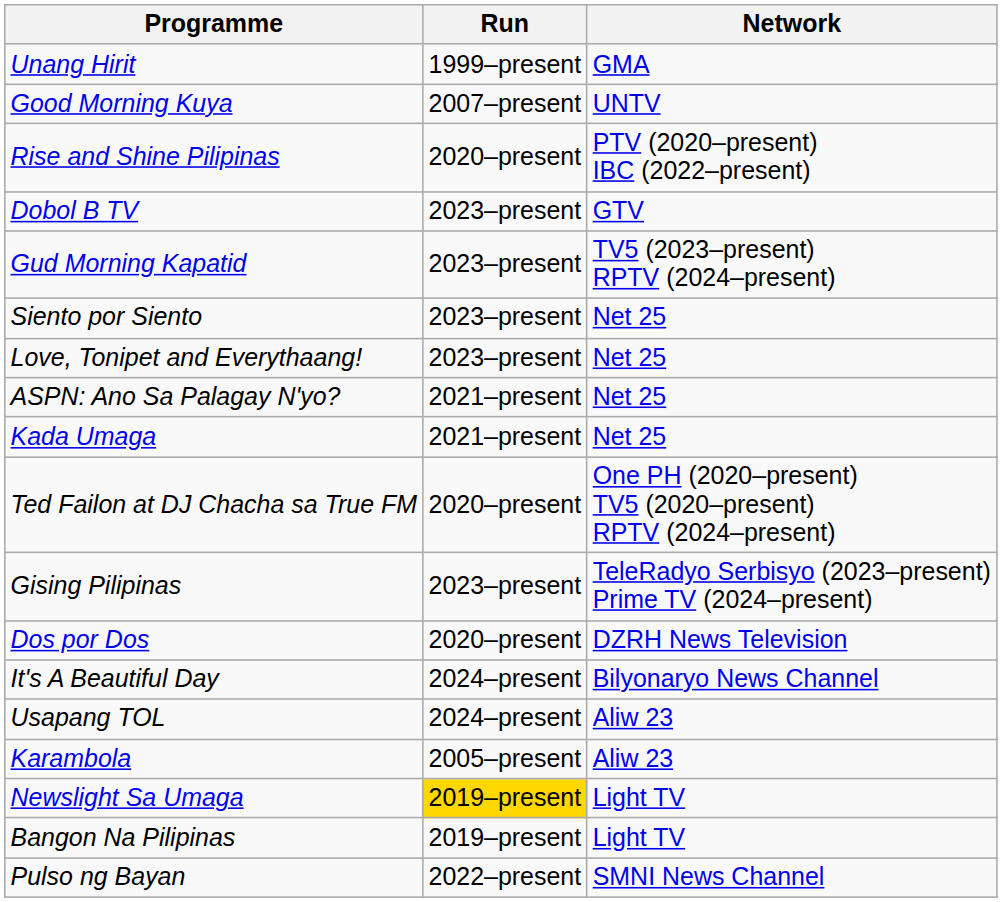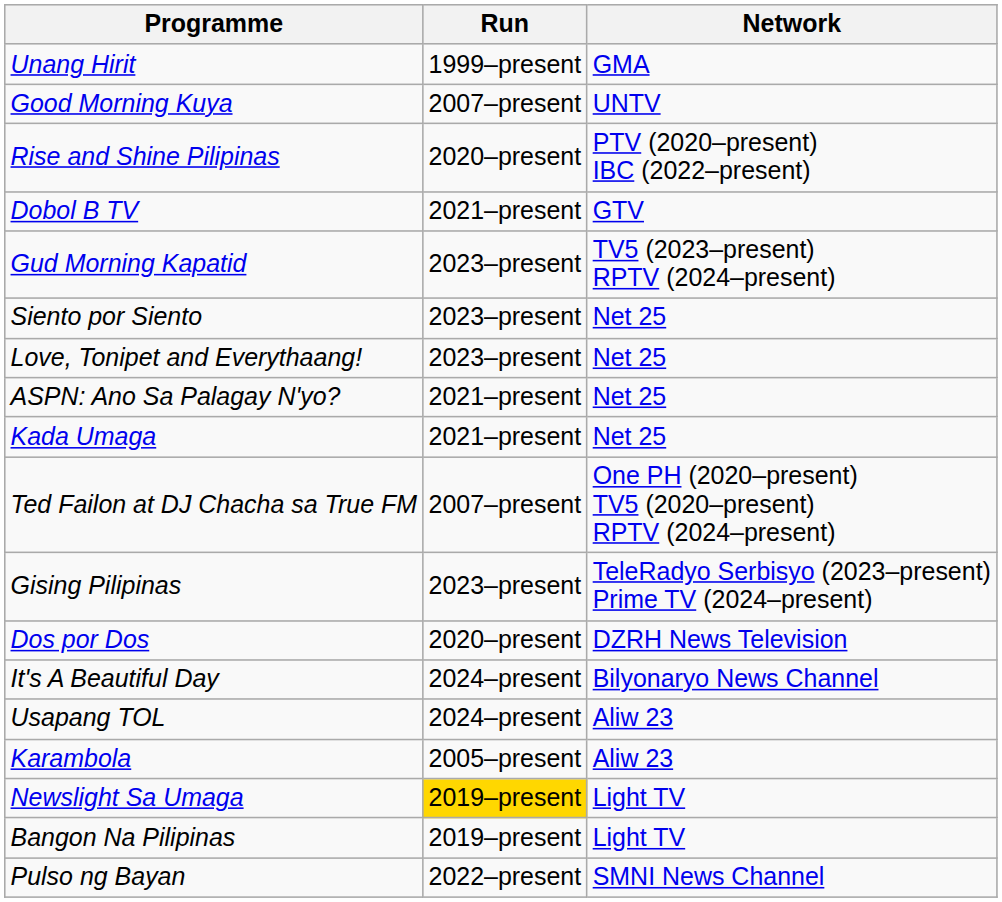(505, 210) 2023–present -> (505, 210) 2021–present
(505, 504) 2020–present -> (505, 504) 2007–present
